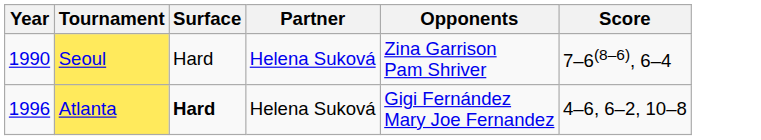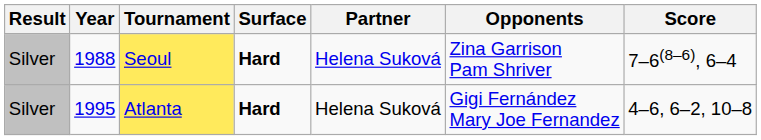+ column: (37, 19)
(30, 59) 1990 -> (95, 59) 1988
(193, 59) normal -> (260, 59) bold
(30, 109) 1996 -> (95, 109) 1995
